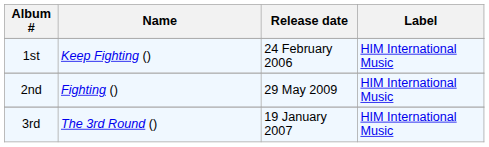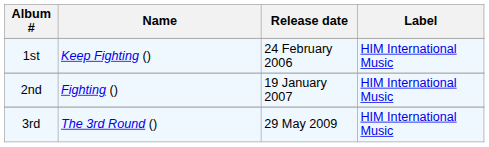(301, 90) 29 May 2009 -> (296, 90) 19 January 2007
(296, 124) 19 January 2007 -> (301, 124) 29 May 2009
